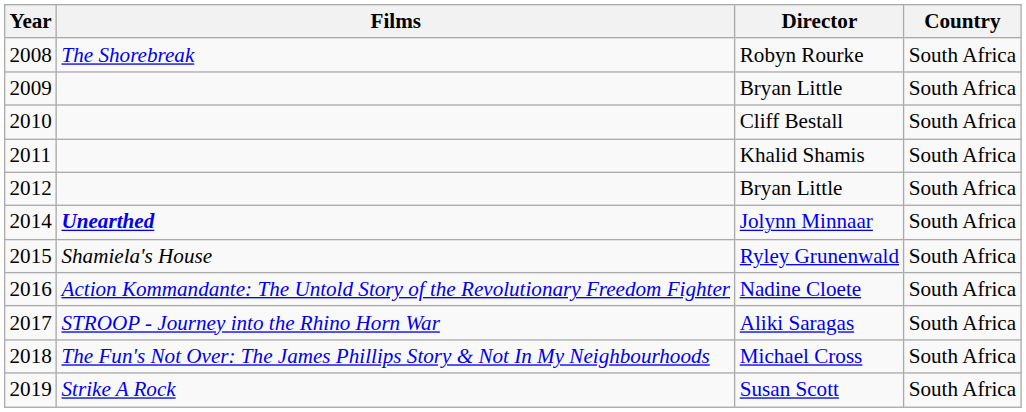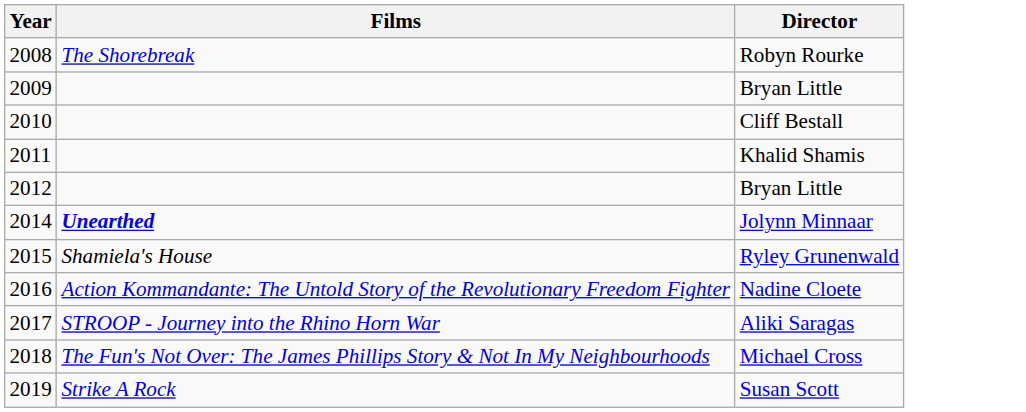- column: (962, 21)
